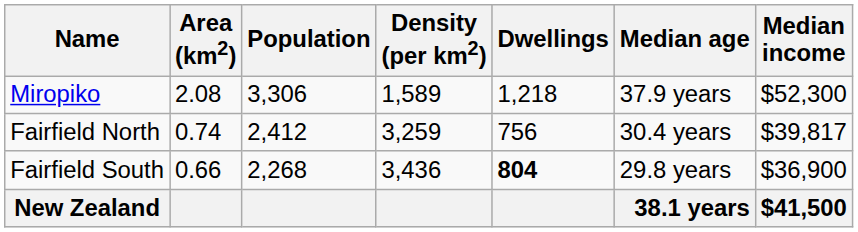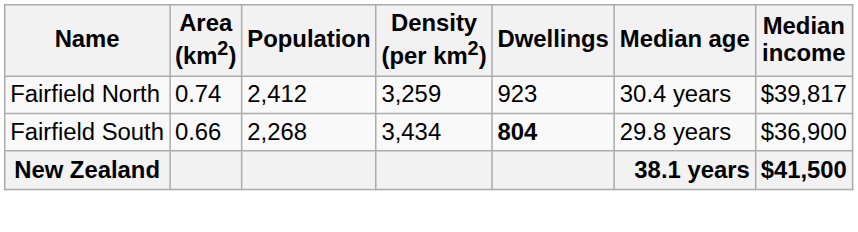- row: (55, 94)
(517, 132) 756 -> (517, 94) 923
(411, 170) 3,436 -> (411, 132) 3,434
